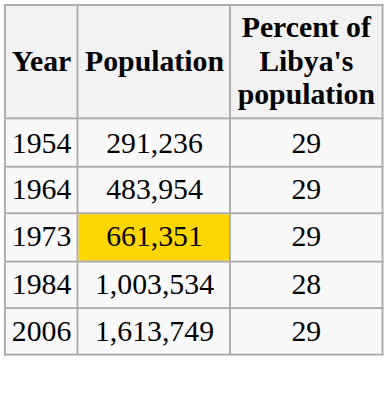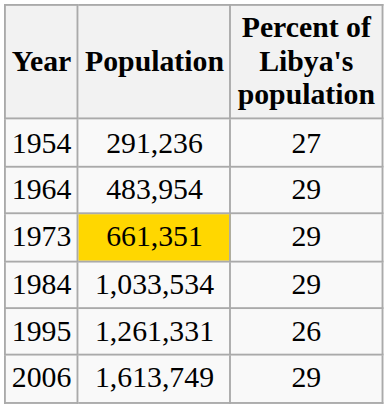(306, 142) 29 -> (306, 142) 27
(154, 283) 1,003,534 -> (154, 283) 1,033,534
(306, 283) 28 -> (306, 283) 29
+ row: (42, 331)
